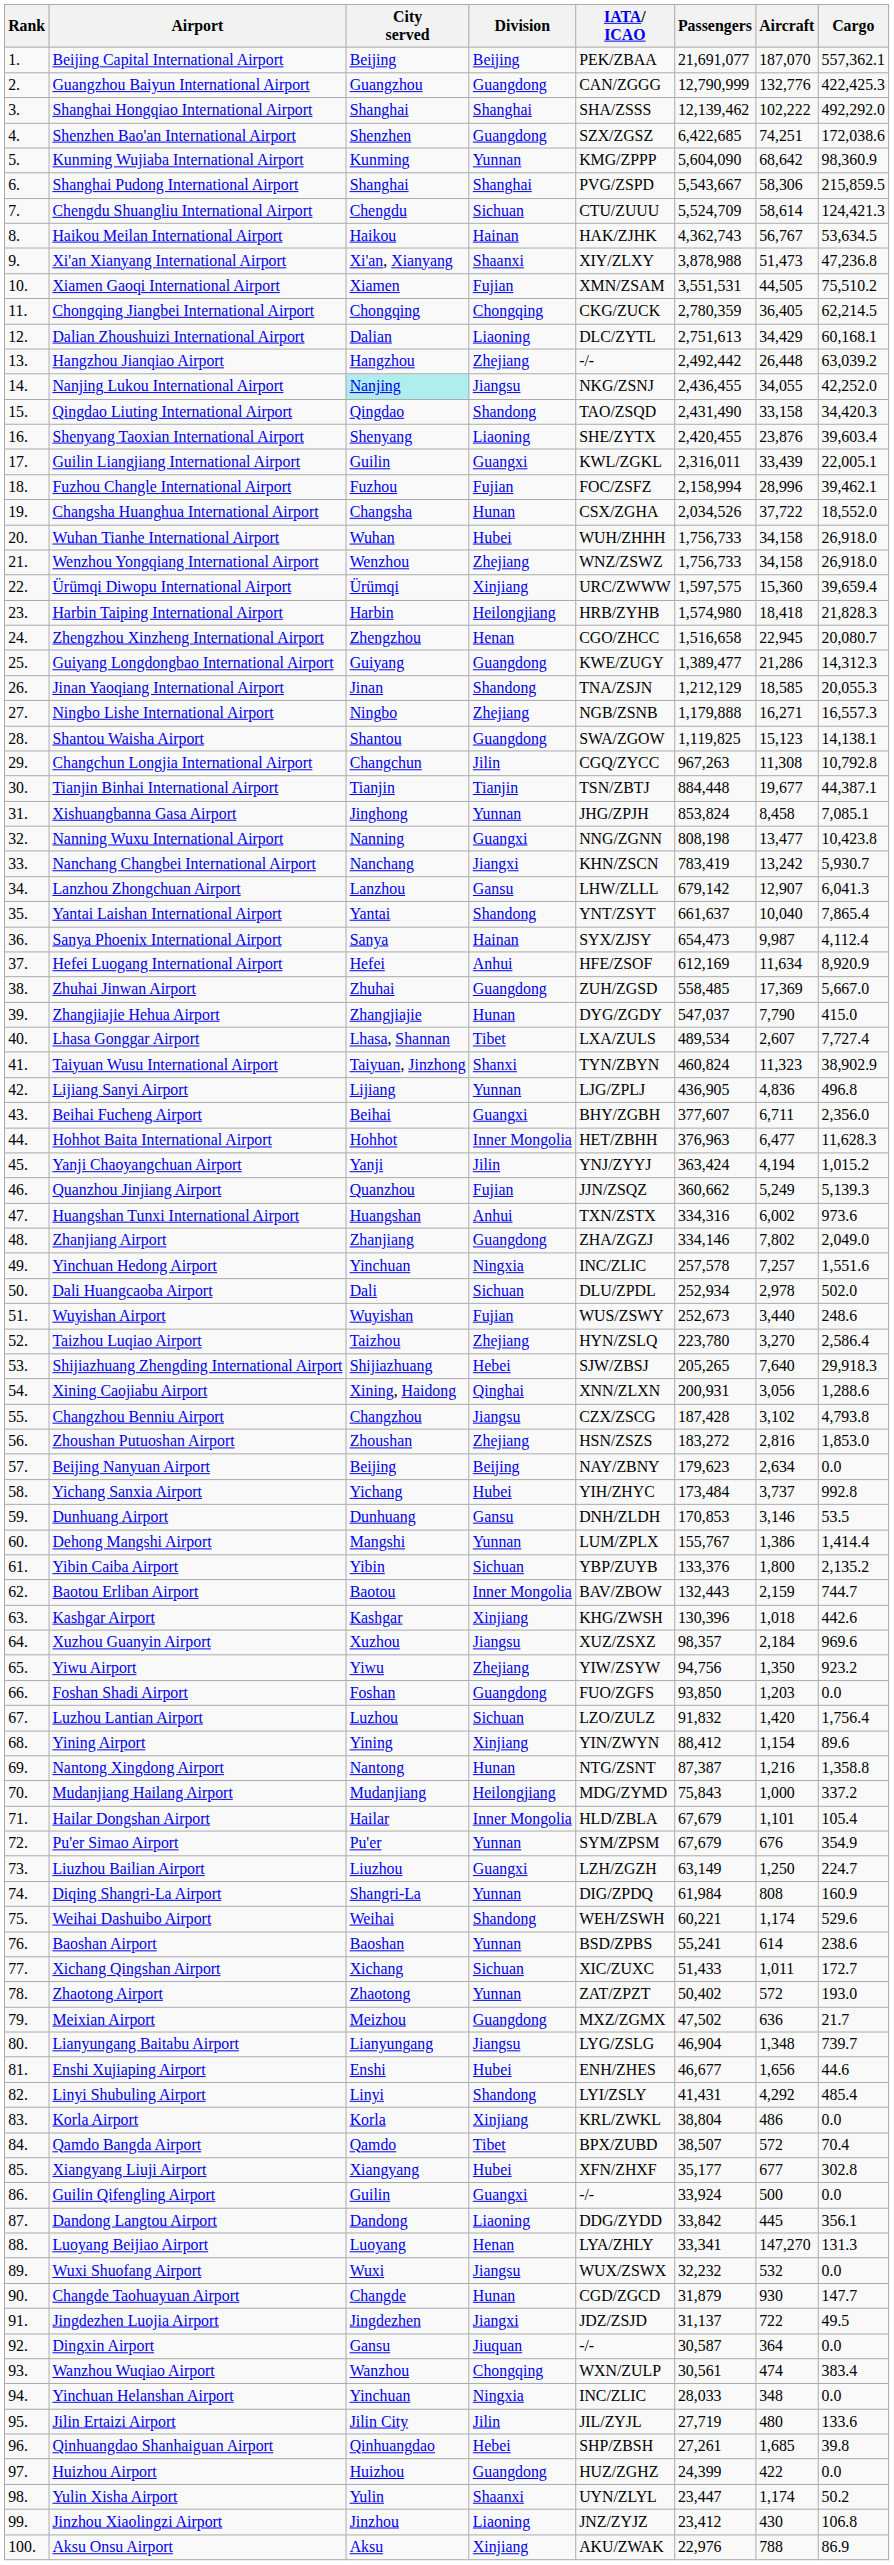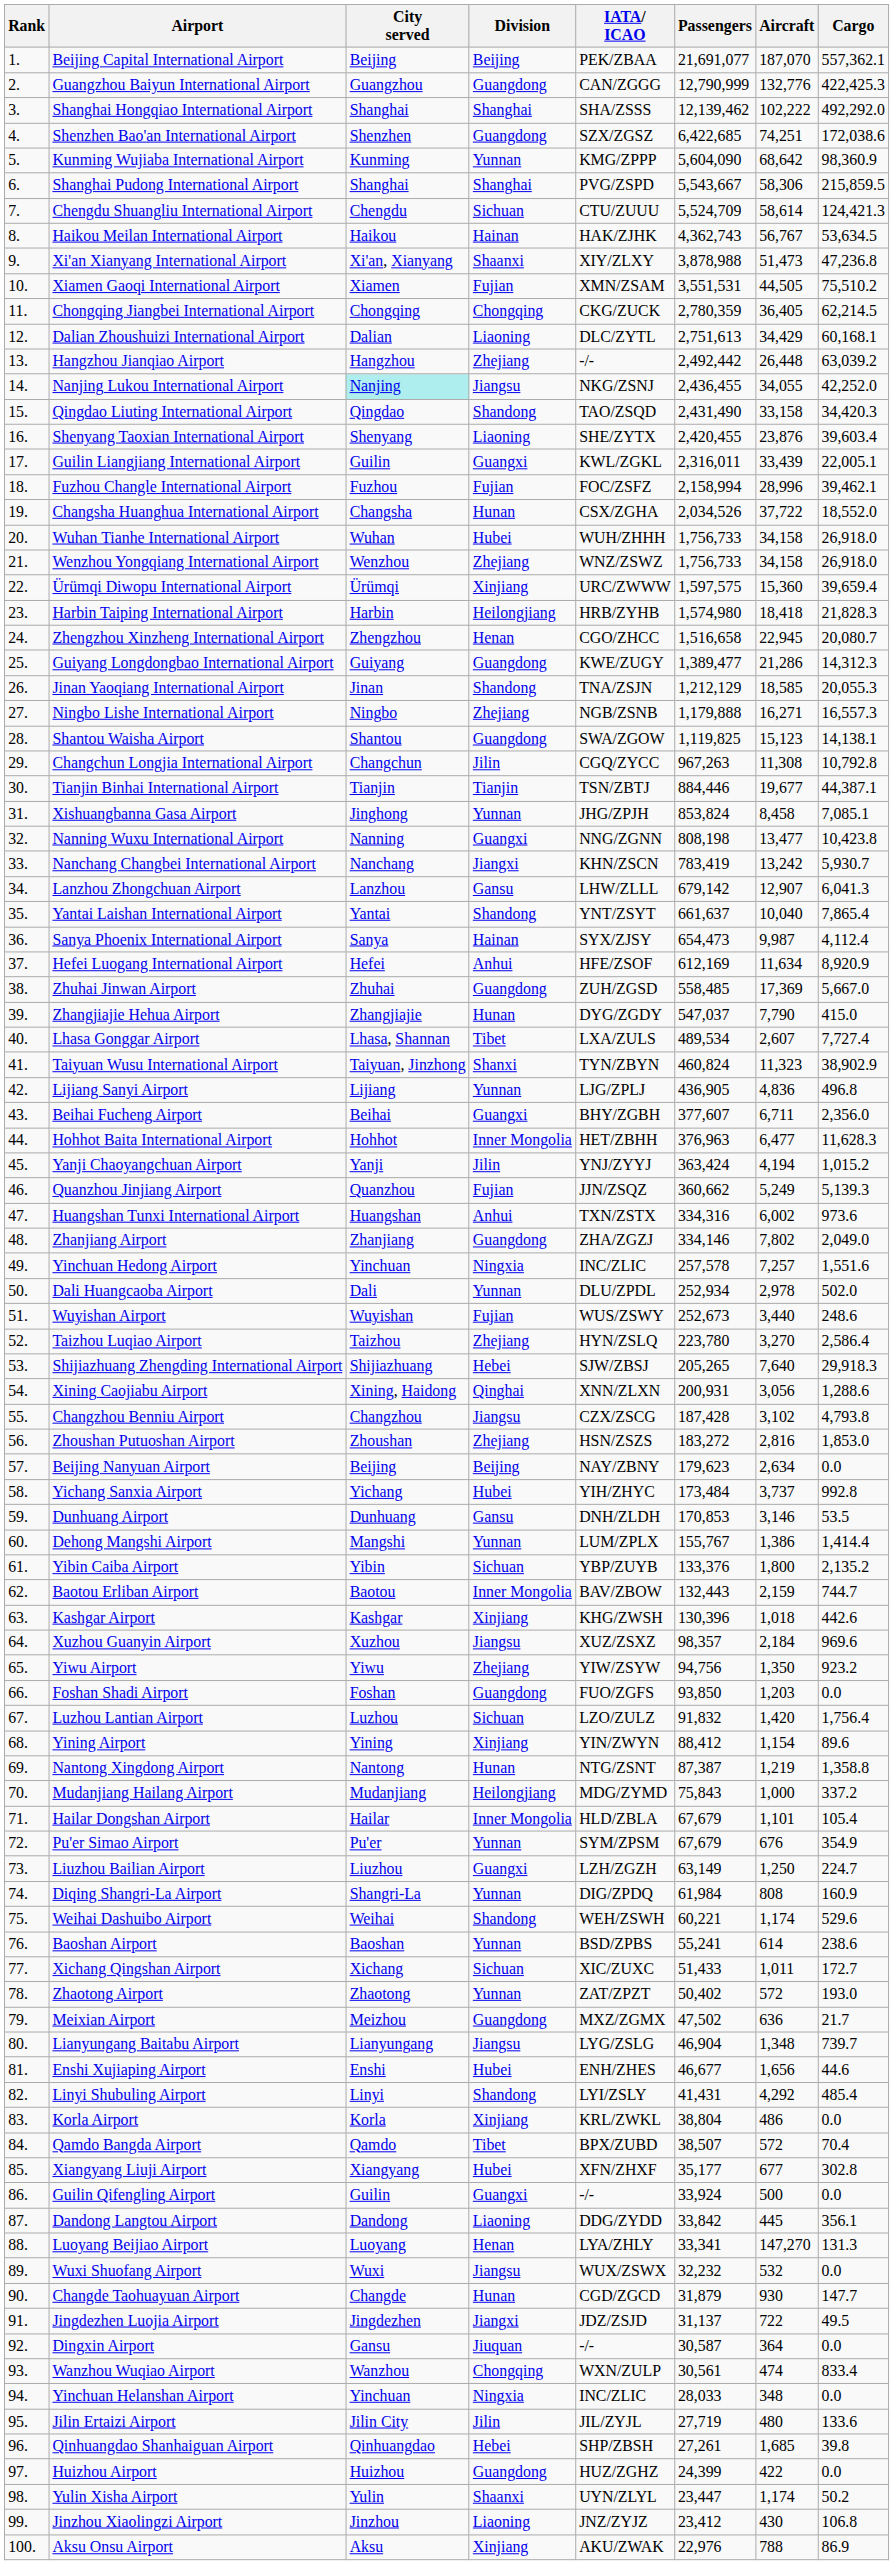(704, 788) 884,448 -> (704, 788) 884,446
(498, 1290) Sichuan -> (497, 1290) Yunnan
(777, 1768) 1,216 -> (777, 1768) 1,219
(839, 2371) 383.4 -> (839, 2371) 833.4
